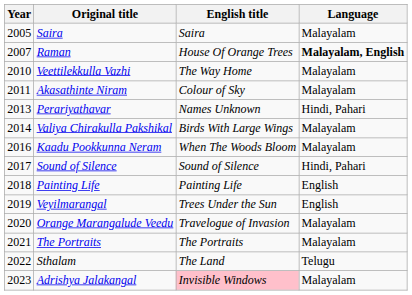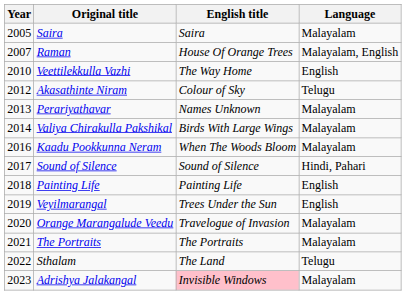(353, 52) bold -> (350, 52) normal
(329, 71) Malayalam -> (320, 71) English
(19, 90) 2011 -> (19, 90) 2012
(329, 90) Malayalam -> (318, 90) Telugu
(334, 109) Hindi, Pahari -> (329, 109) Malayalam
